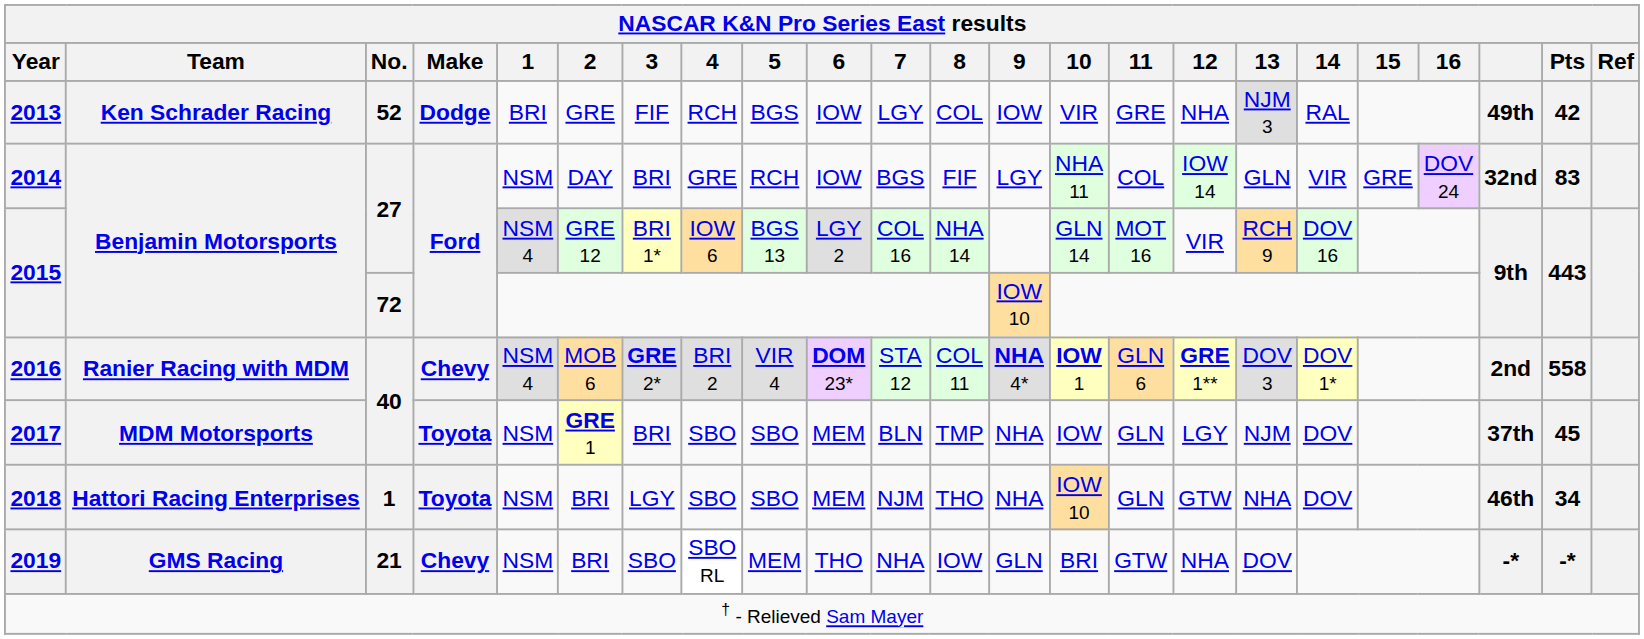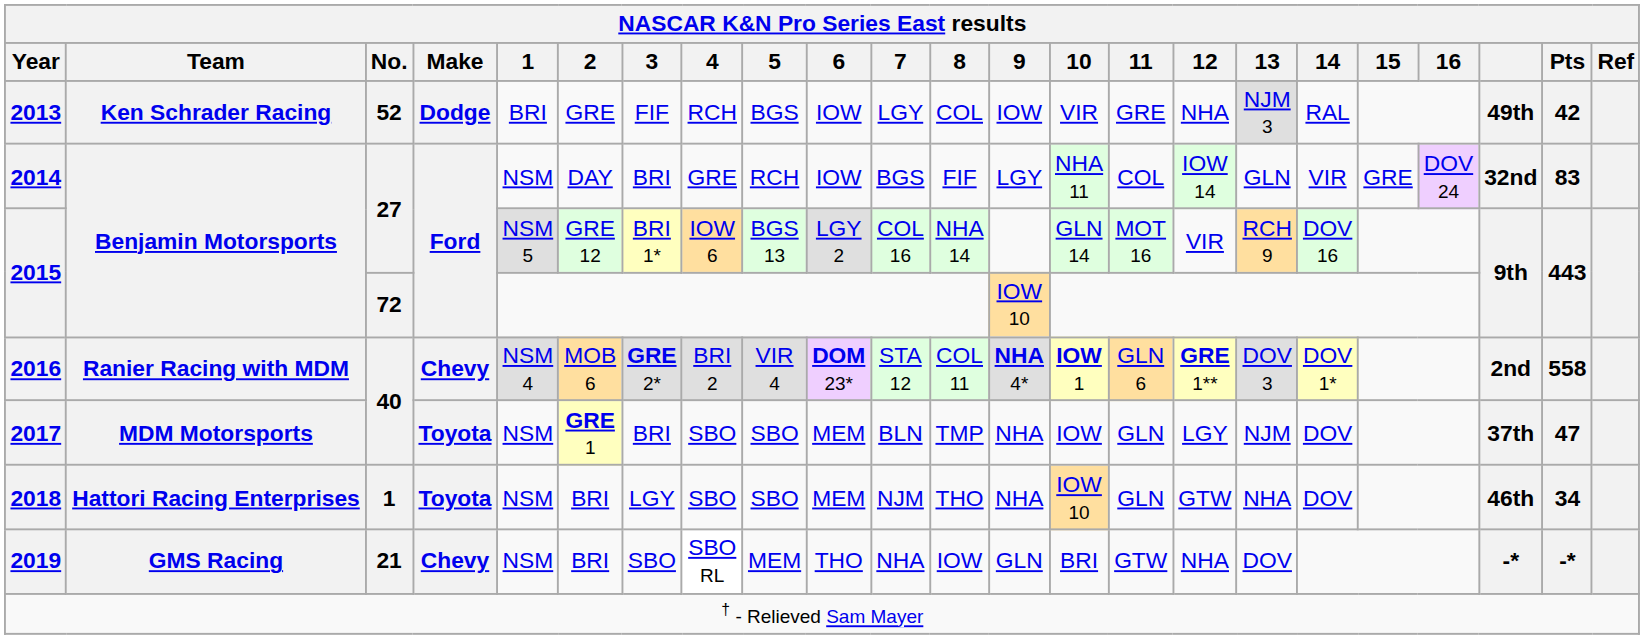(528, 240) NSM 4 -> (528, 240) NSM 5
(1567, 433) 45 -> (1567, 433) 47
